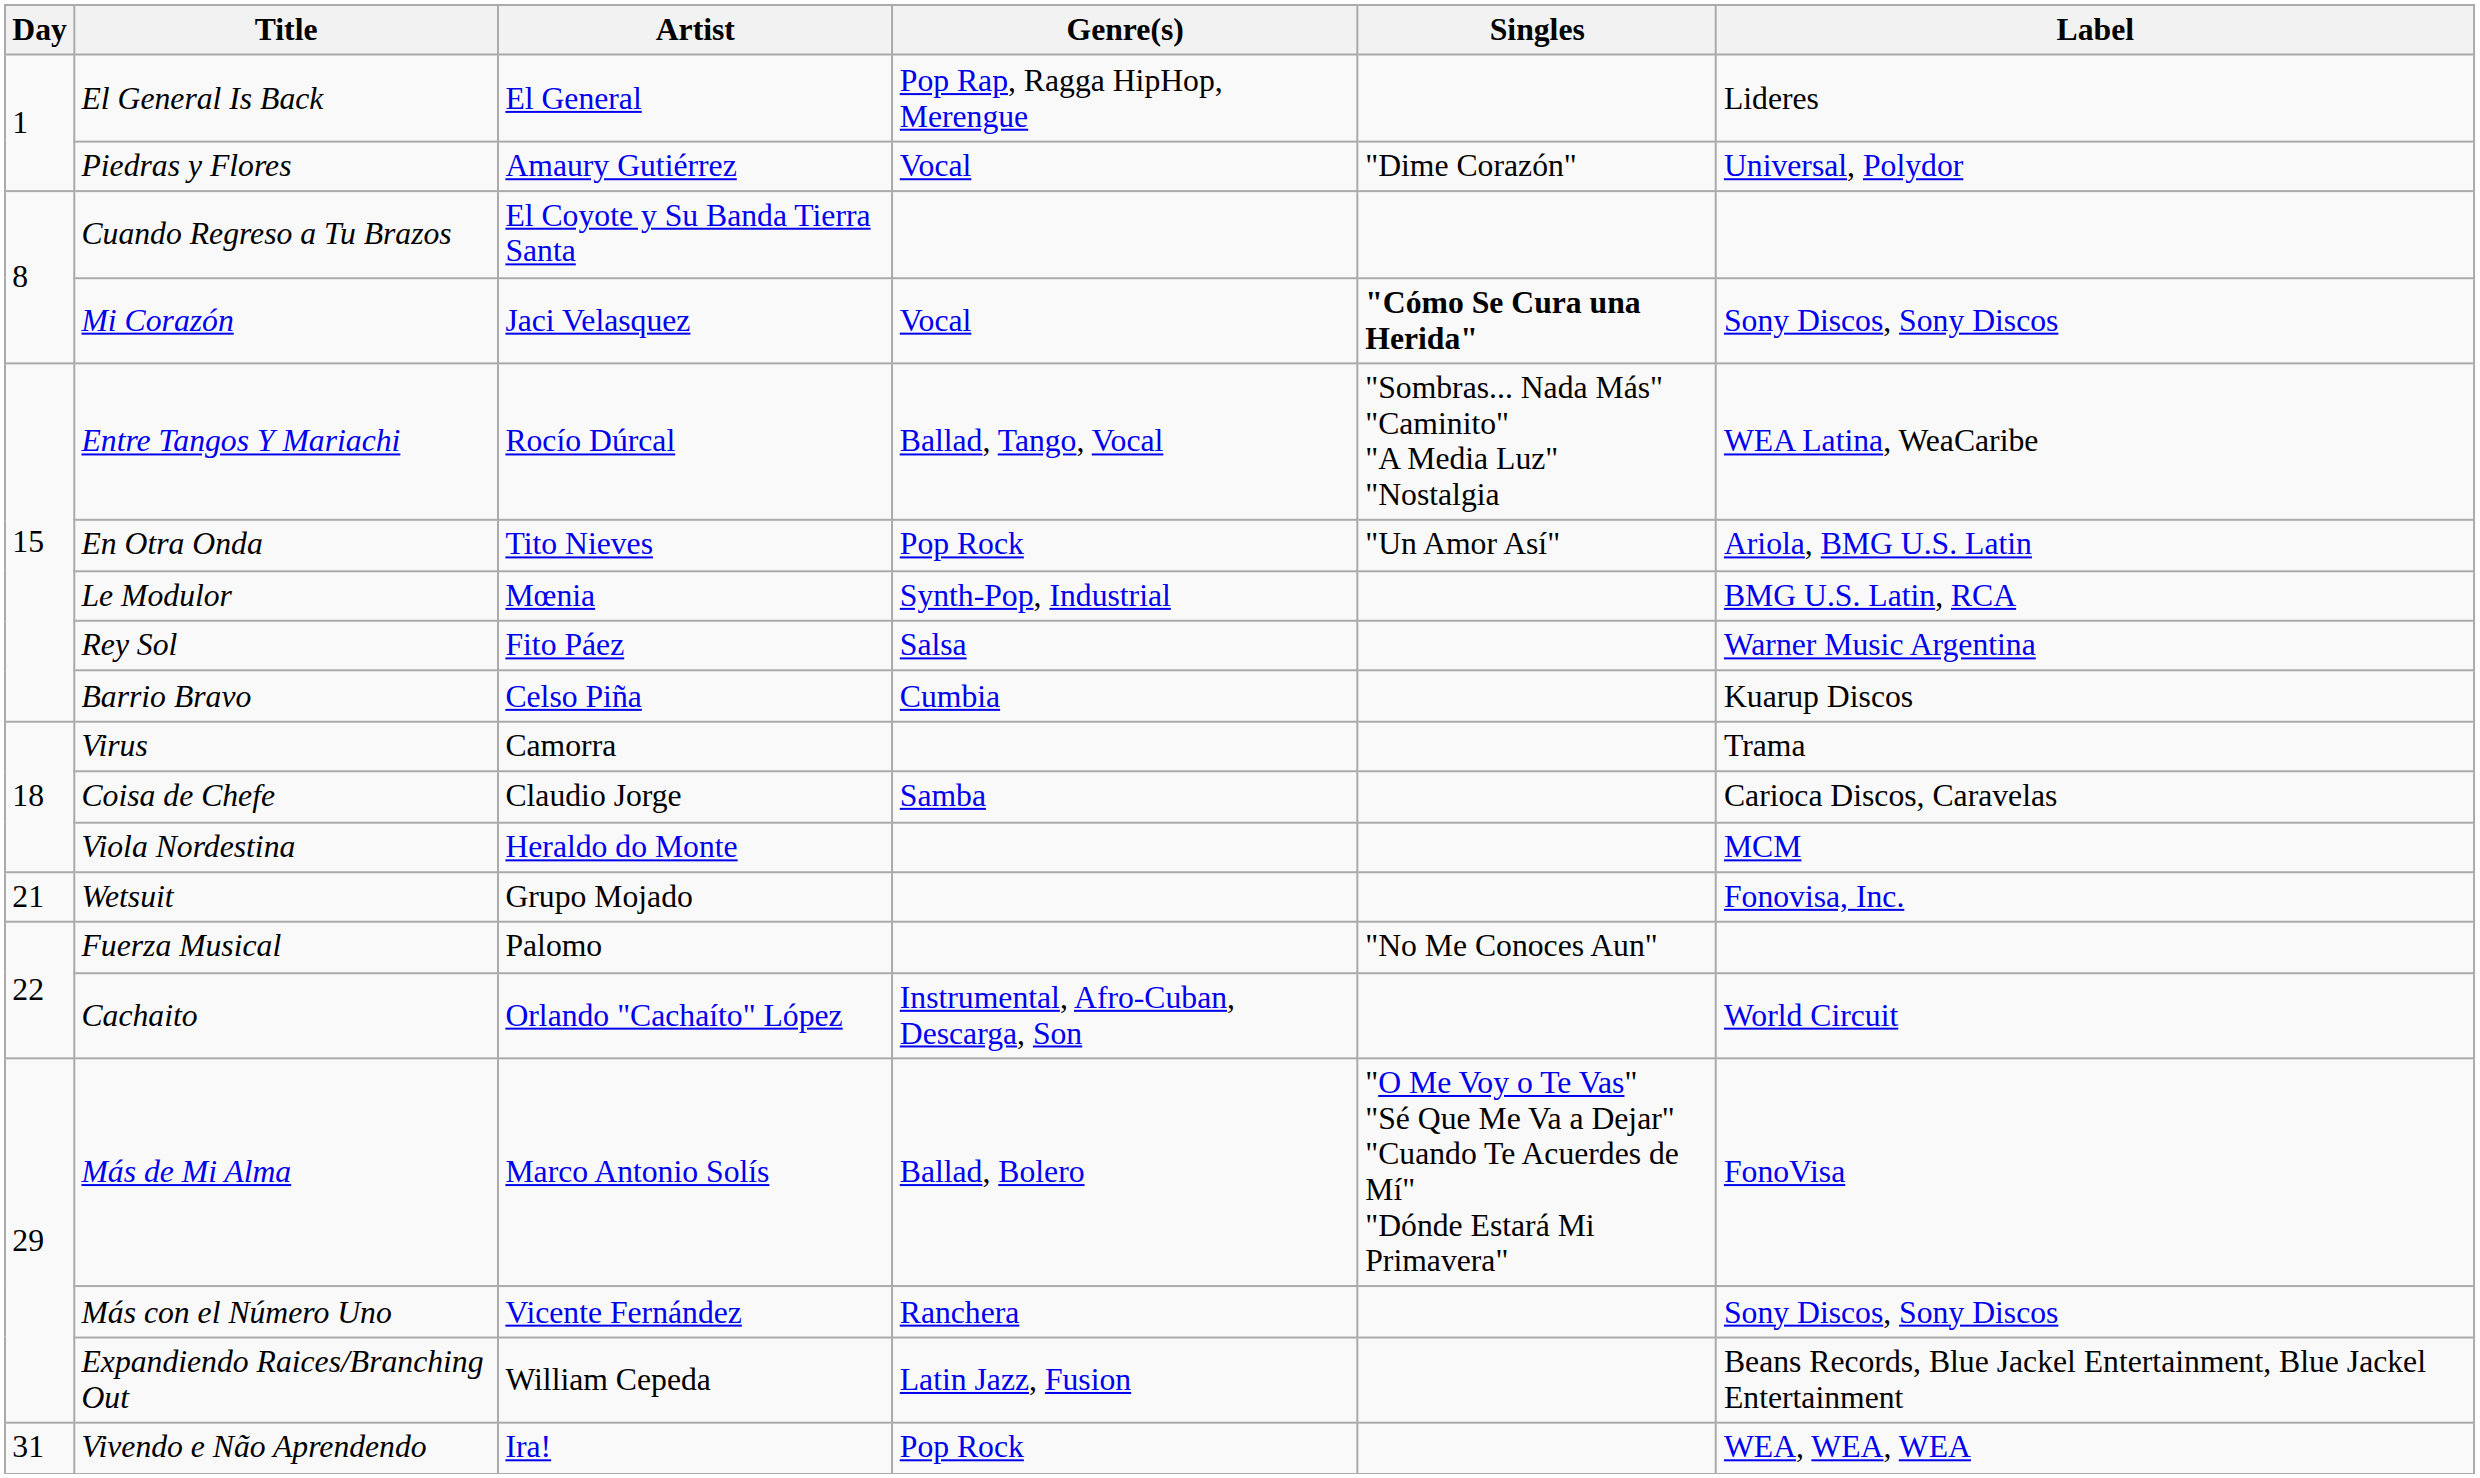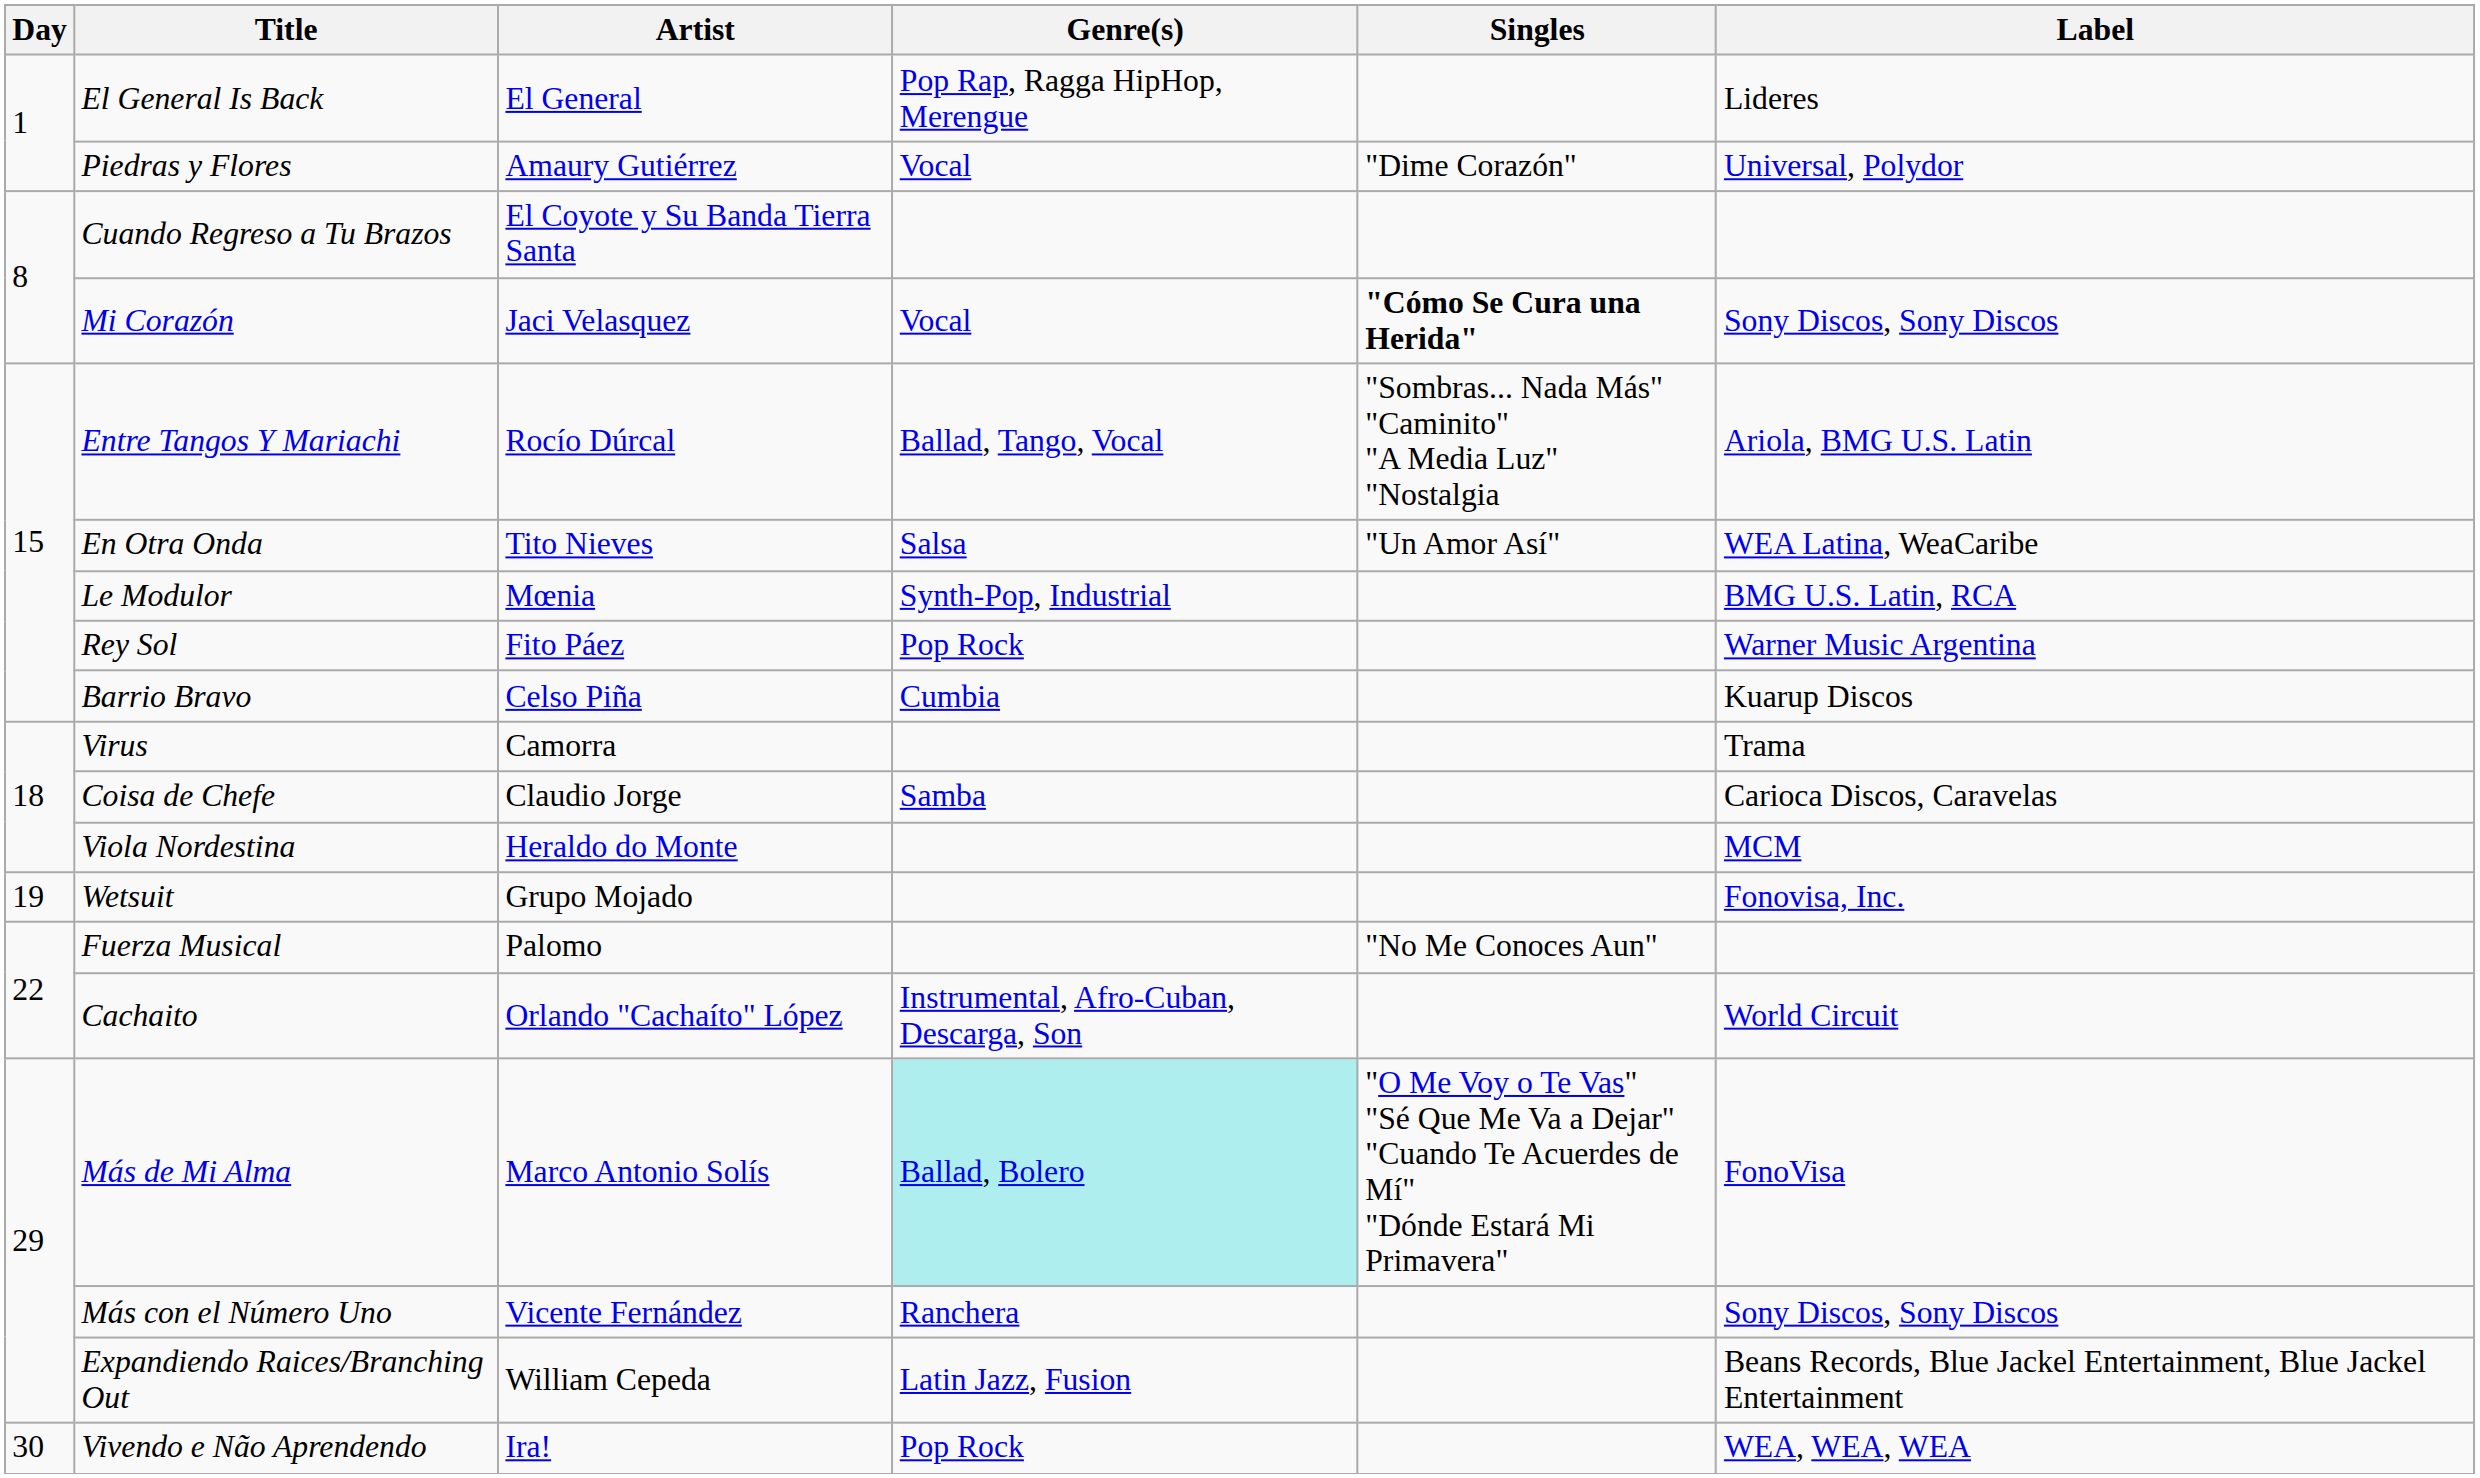(1881, 441) WEA Latina, WeaCaribe -> (1878, 441) Ariola, BMG U.S. Latin
(962, 544) Pop Rock -> (933, 544) Salsa
(1878, 544) Ariola, BMG U.S. Latin -> (1881, 544) WEA Latina, WeaCaribe
(933, 645) Salsa -> (962, 645) Pop Rock
(28, 896) 21 -> (28, 896) 19
(992, 1172) no background -> (992, 1172) paleturquoise background
(28, 1447) 31 -> (28, 1447) 30
